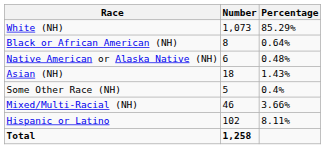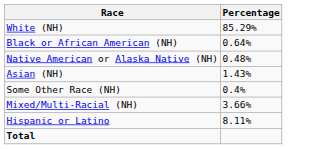- column: (240, 12)
